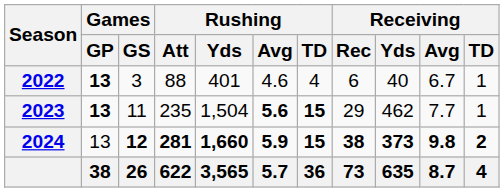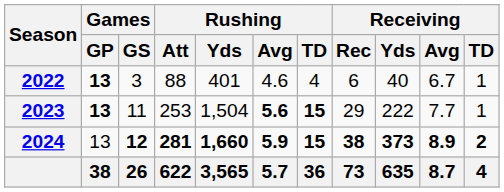(175, 111) 235 -> (175, 111) 253
(398, 111) 462 -> (398, 111) 222
(442, 141) 9.8 -> (442, 141) 8.9
